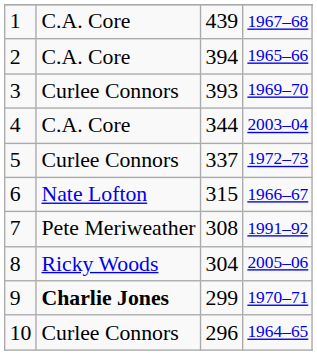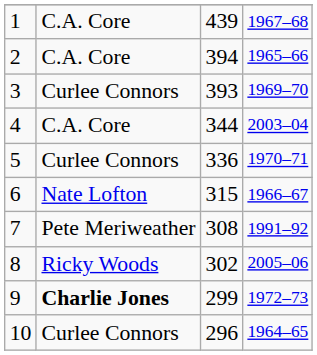(222, 159) 337 -> (222, 159) 336
(278, 159) 1972–73 -> (278, 159) 1970–71
(222, 263) 304 -> (222, 263) 302
(278, 297) 1970–71 -> (278, 297) 1972–73
